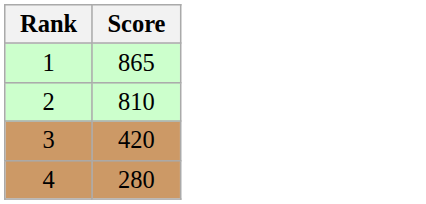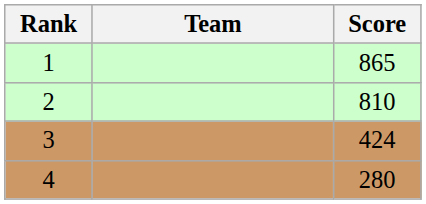+ column: (213, 23)
(136, 140) 420 -> (377, 140) 424
